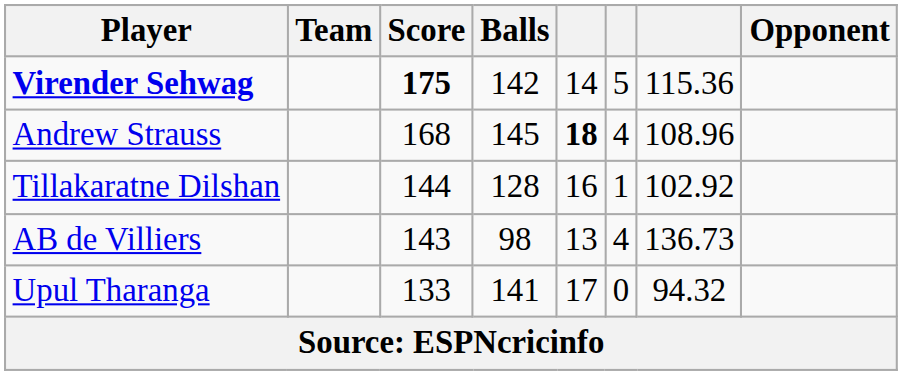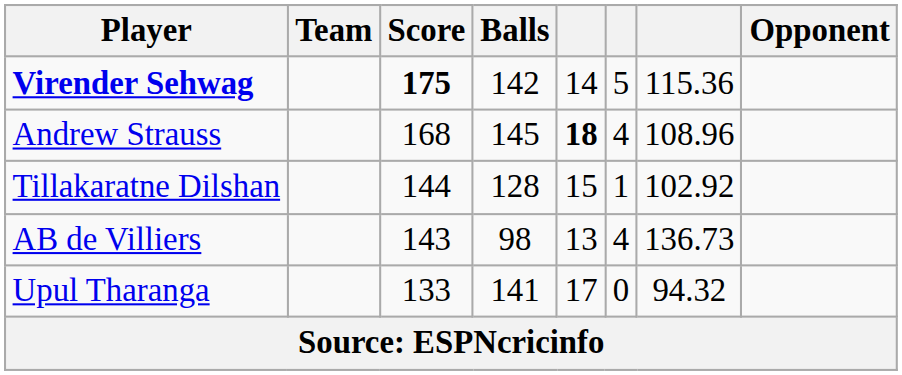(581, 186) 16 -> (581, 186) 15
